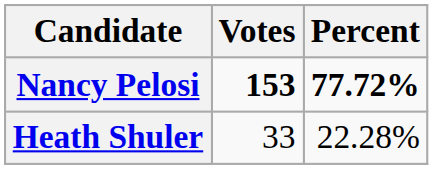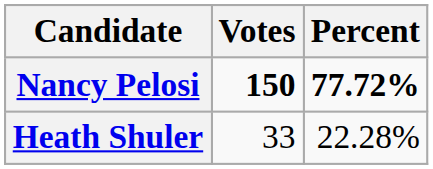(270, 84) 153 -> (270, 84) 150
